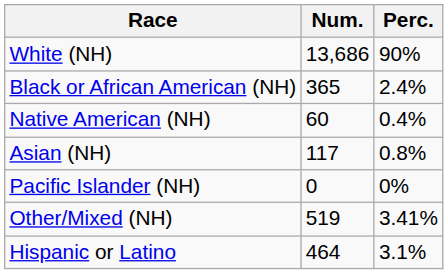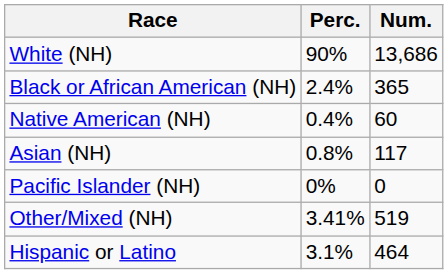columns swapped: (338, 20) <-> (408, 20)
